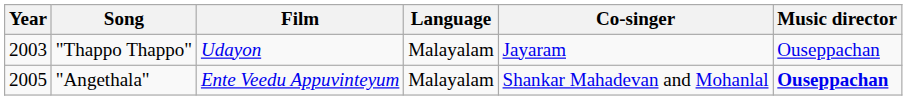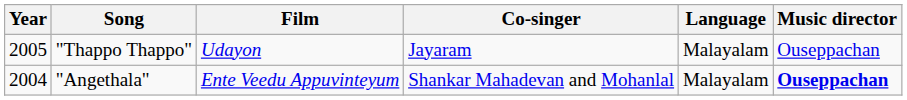columns swapped: (636, 19) <-> (451, 19)
(28, 49) 2003 -> (28, 49) 2005
(28, 79) 2005 -> (28, 79) 2004
